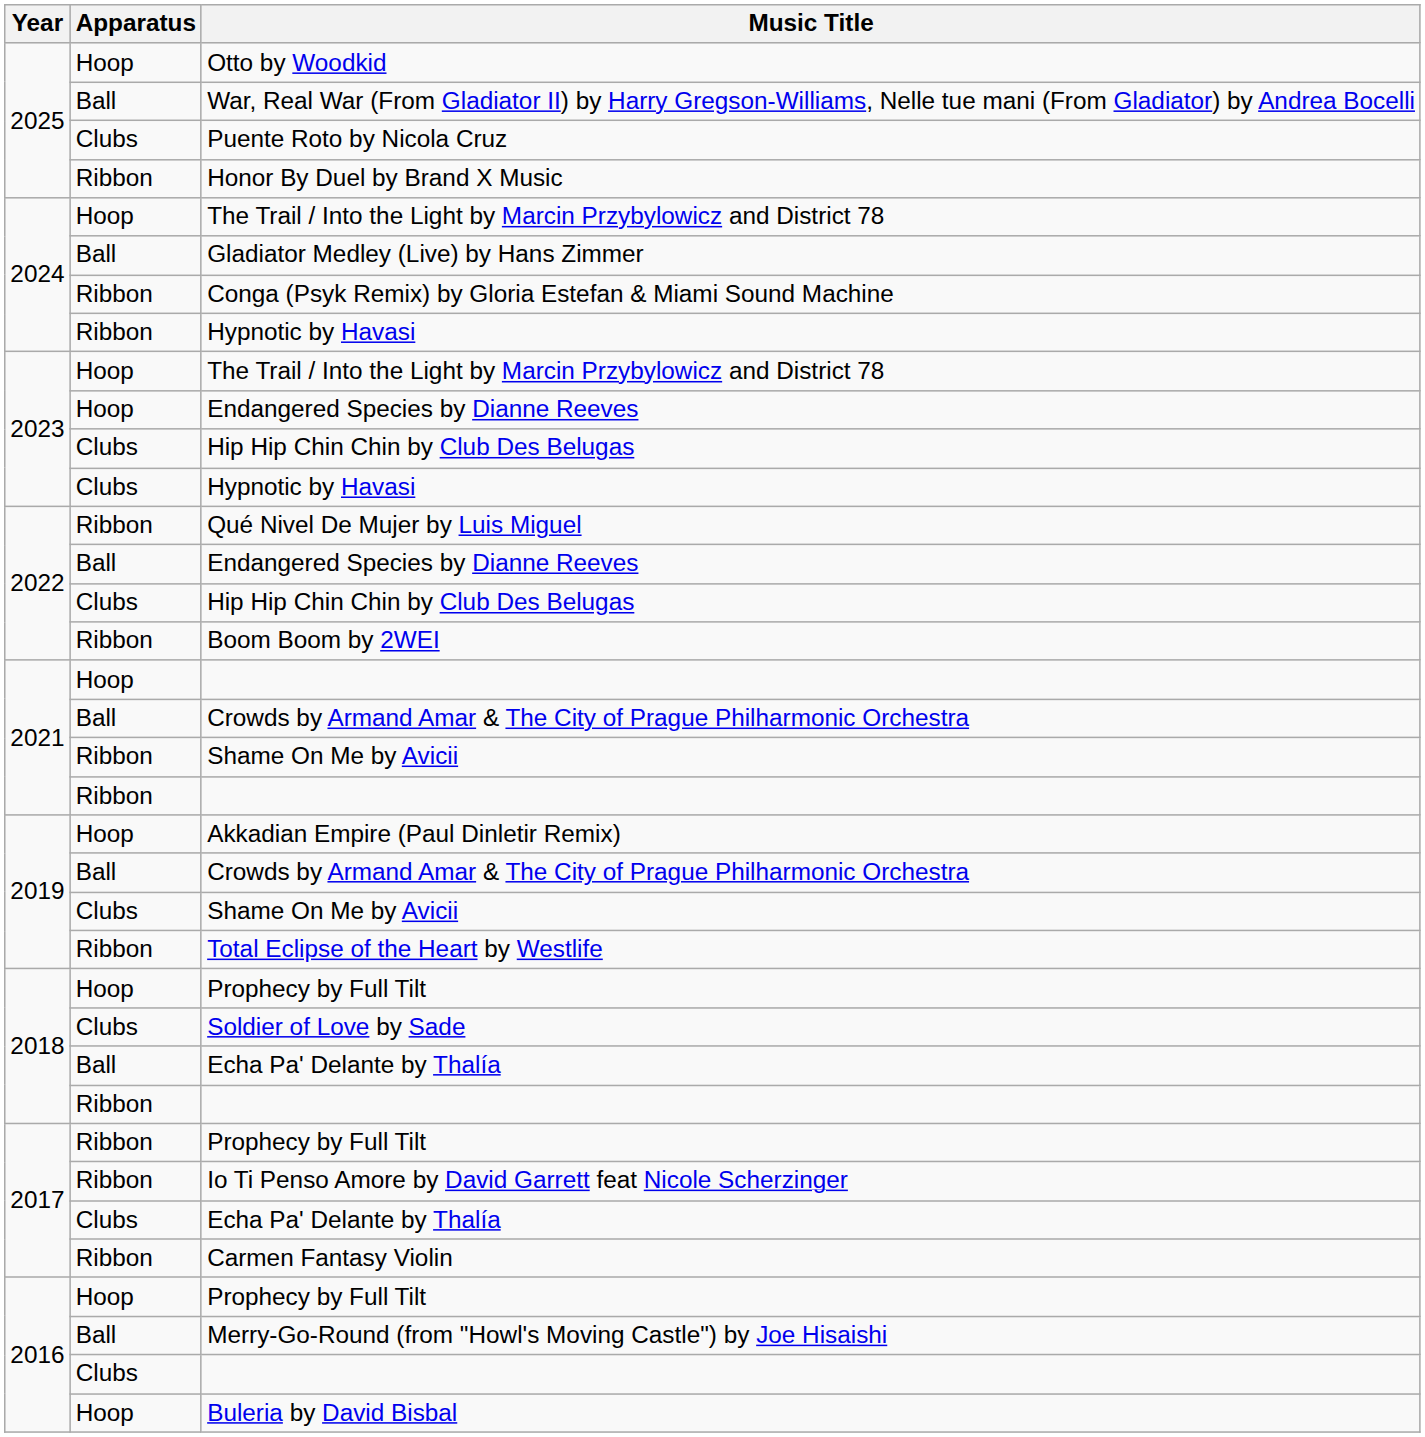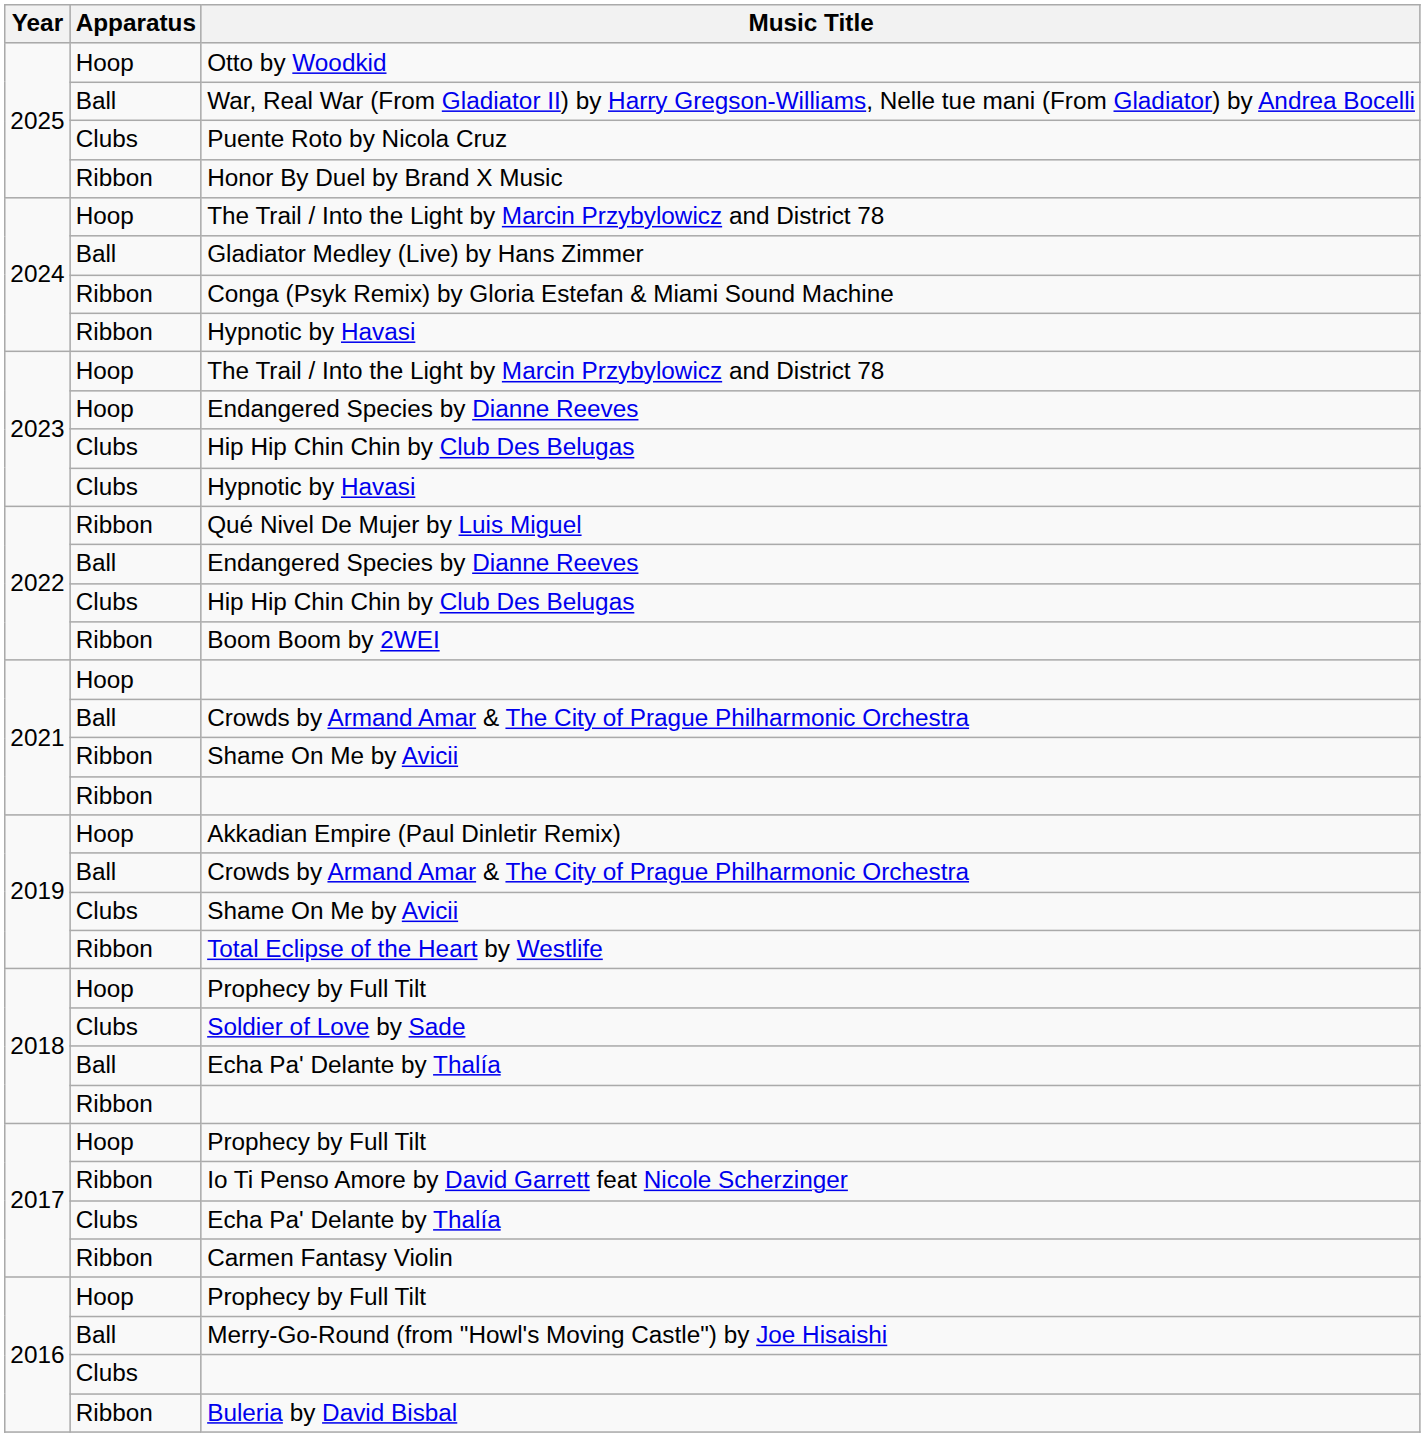(114, 1142) Ribbon -> (105, 1142) Hoop
(105, 1412) Hoop -> (114, 1412) Ribbon
